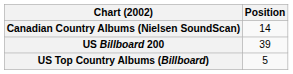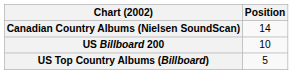(265, 45) 39 -> (265, 45) 10
